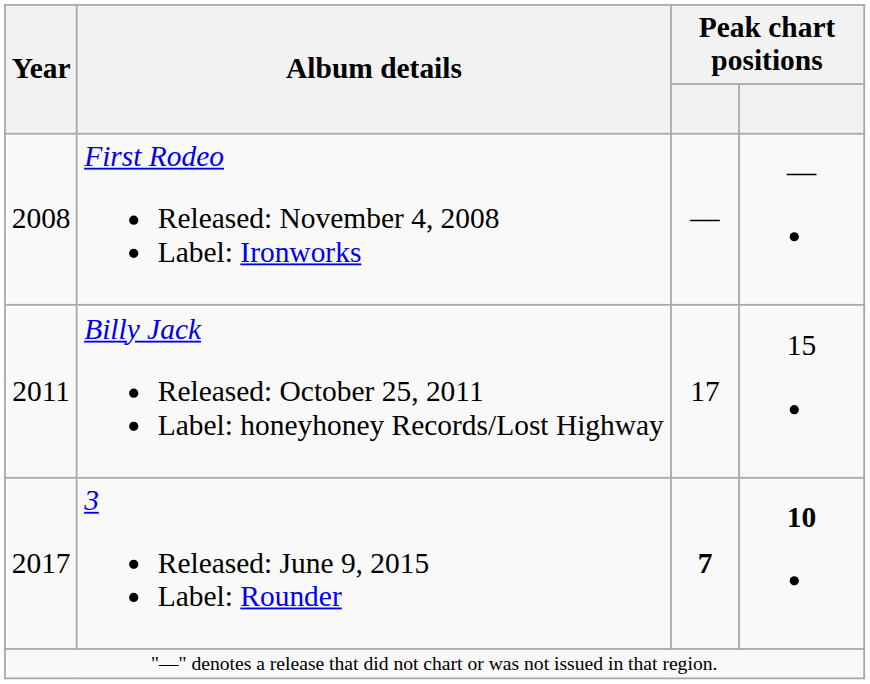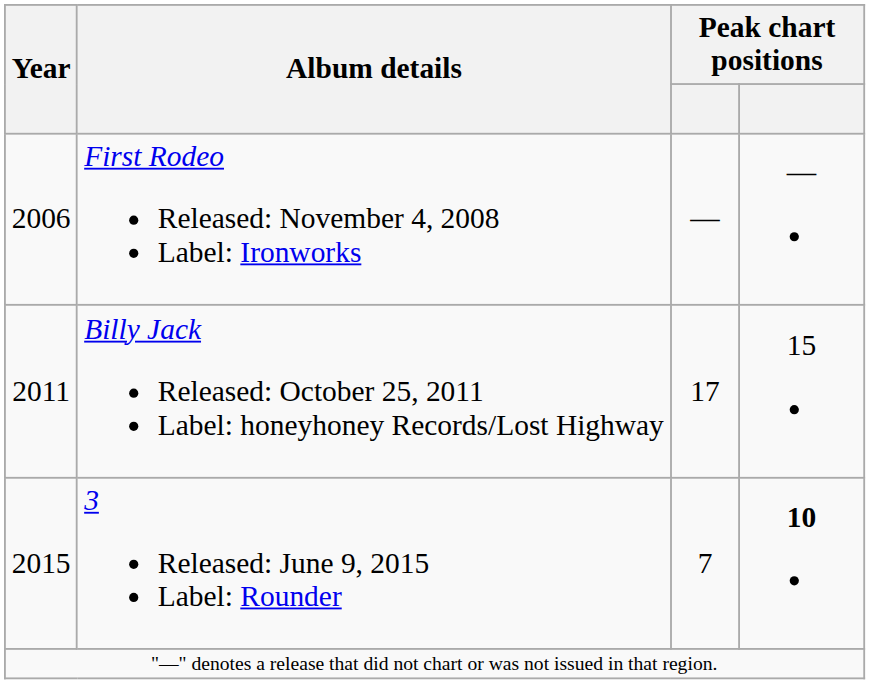(41, 219) 2008 -> (41, 219) 2006
(41, 562) 2017 -> (41, 562) 2015
(705, 562) bold -> (705, 562) normal
